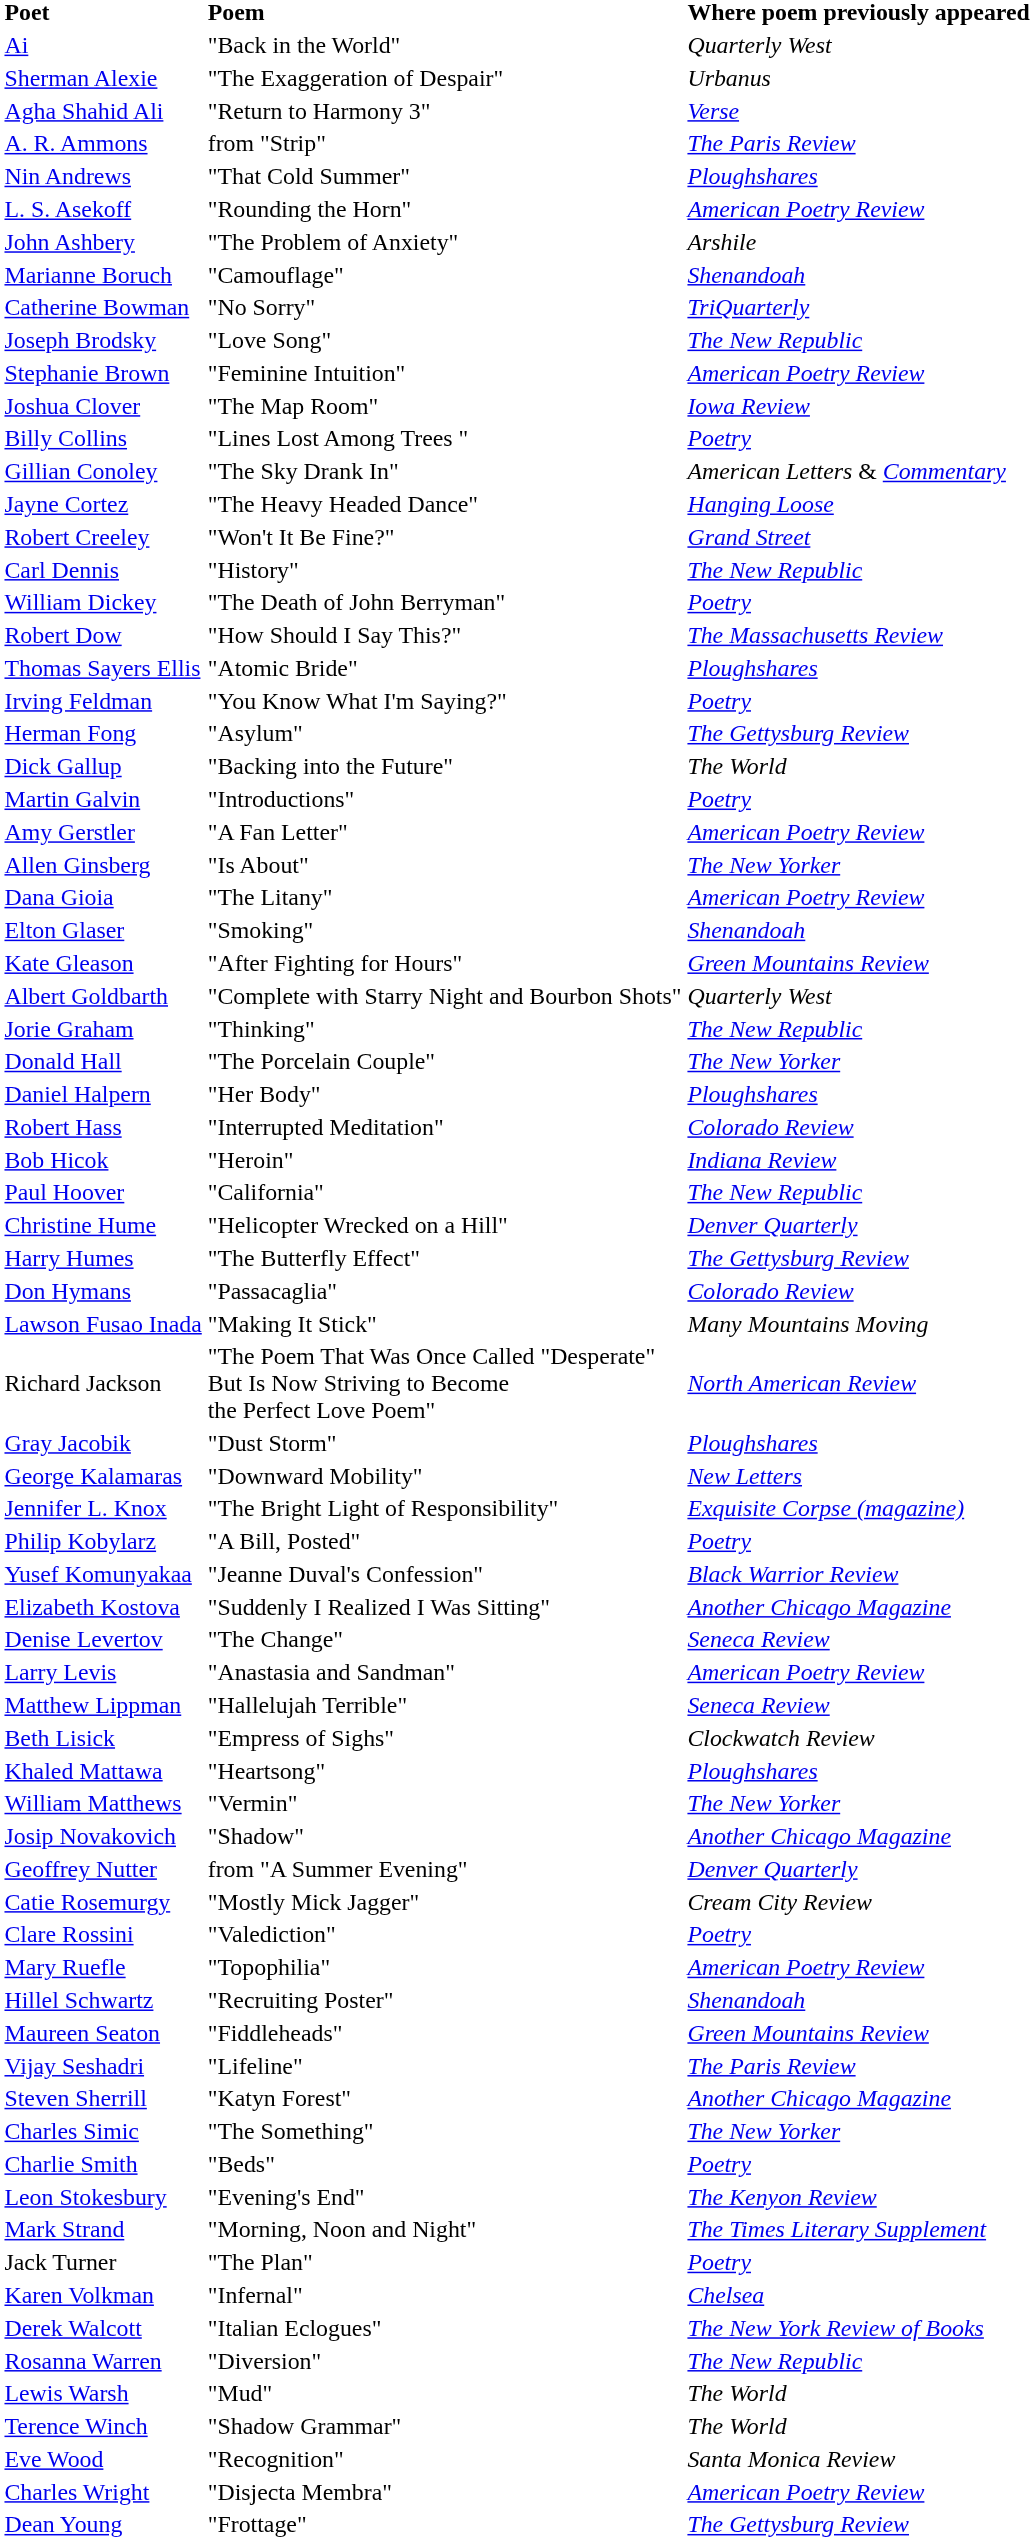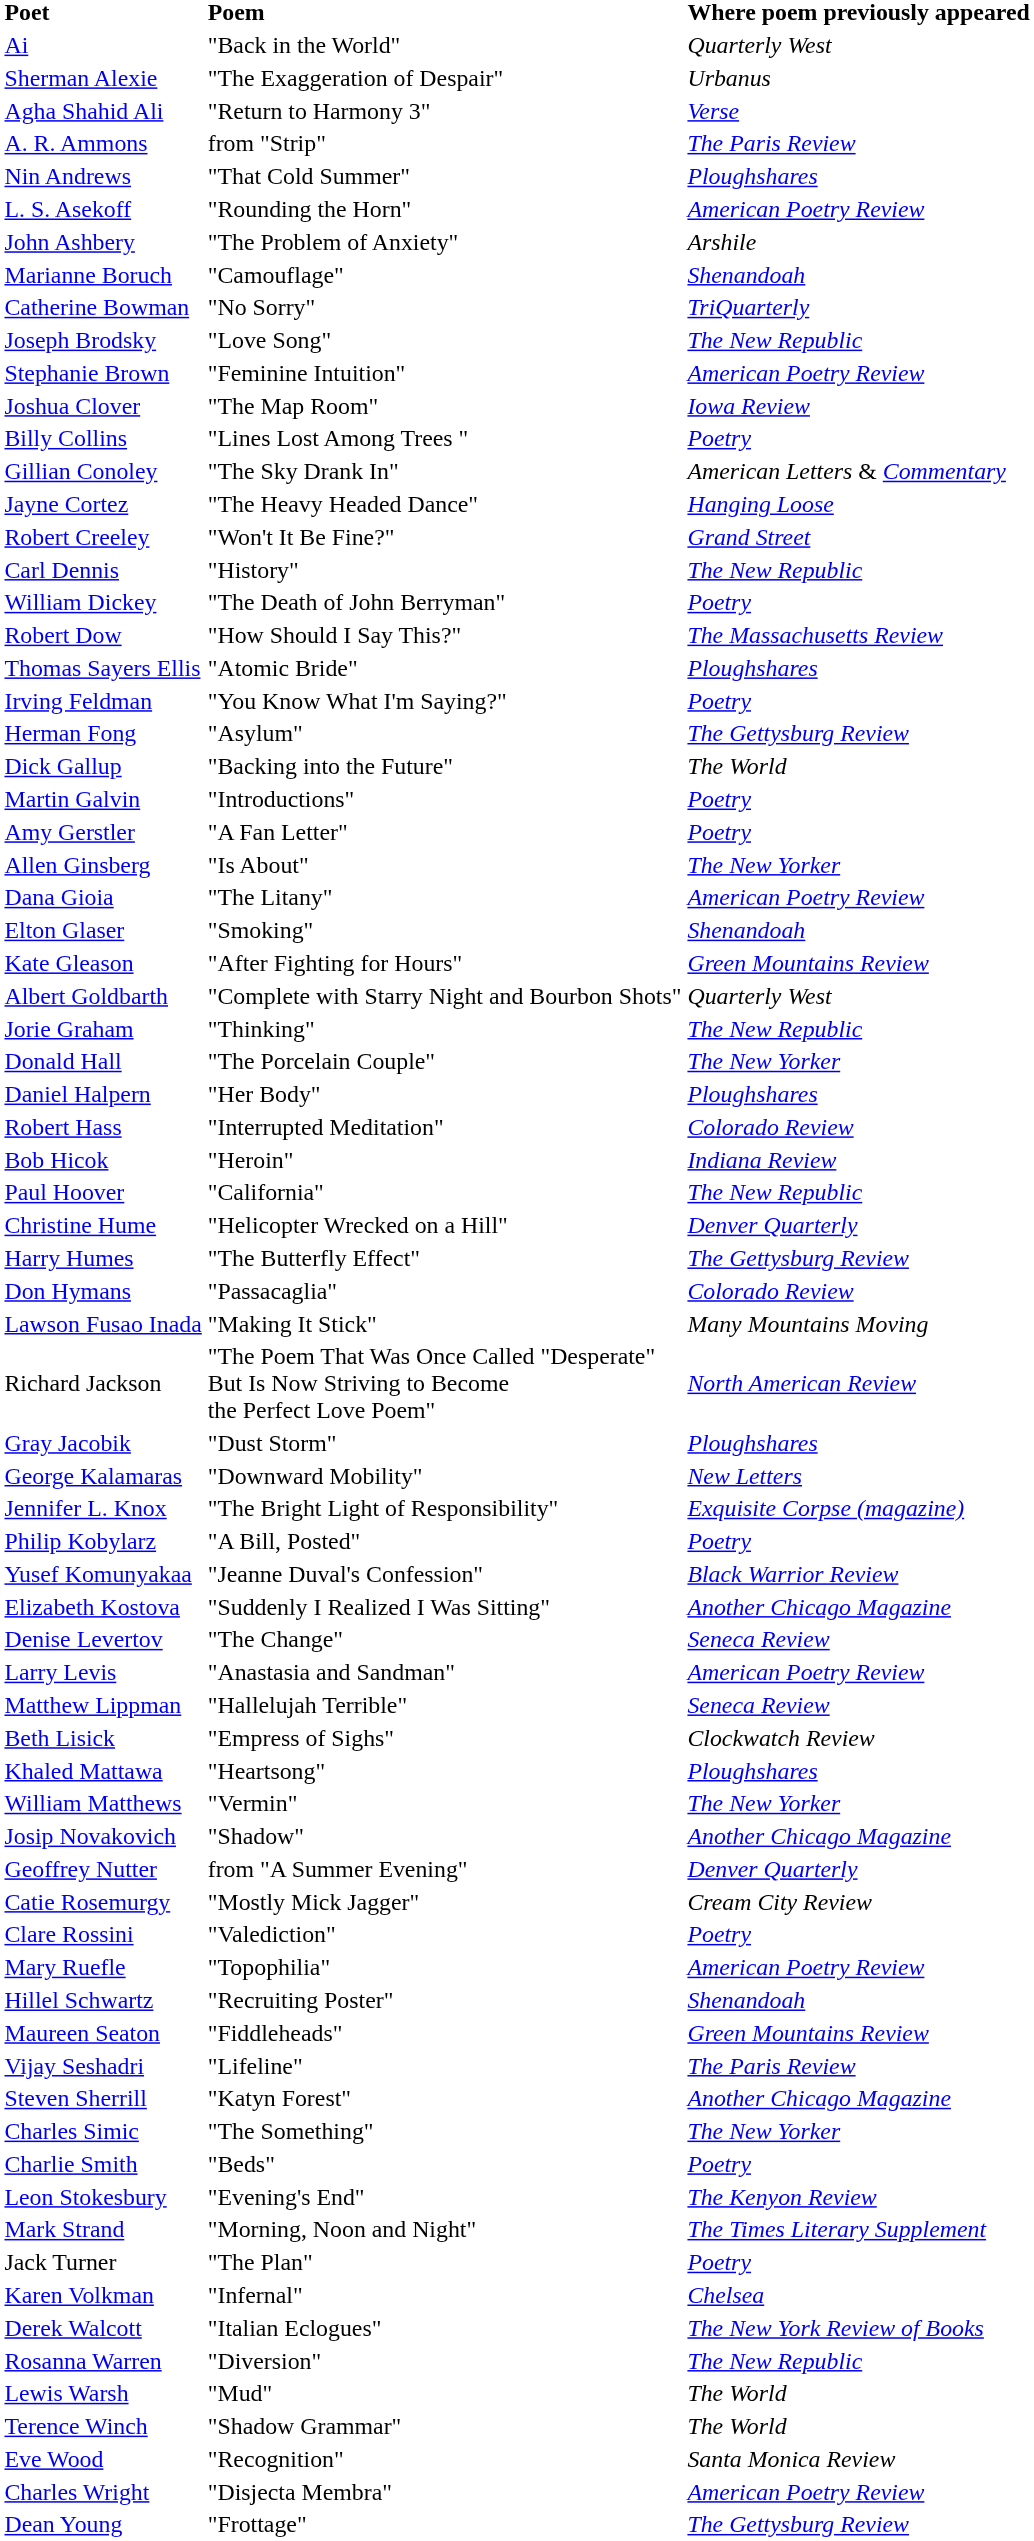(806, 832) American Poetry Review -> (719, 832) Poetry
